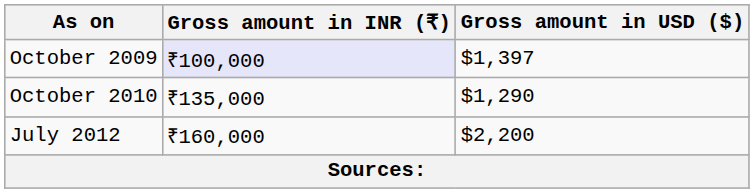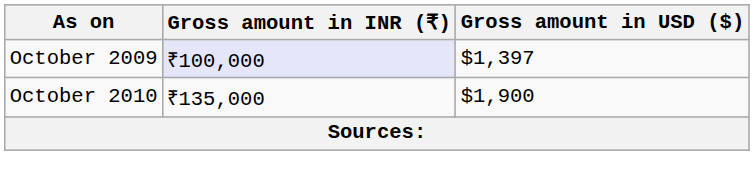(498, 97) $1,290 -> (498, 97) $1,900
- row: (65, 135)
